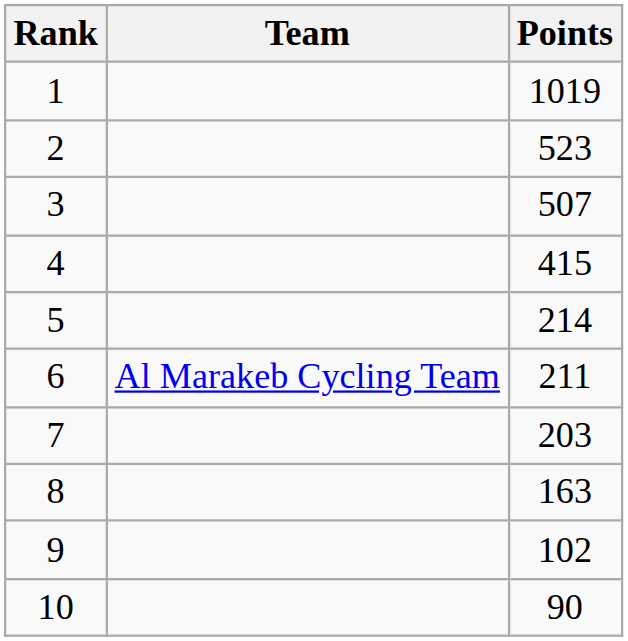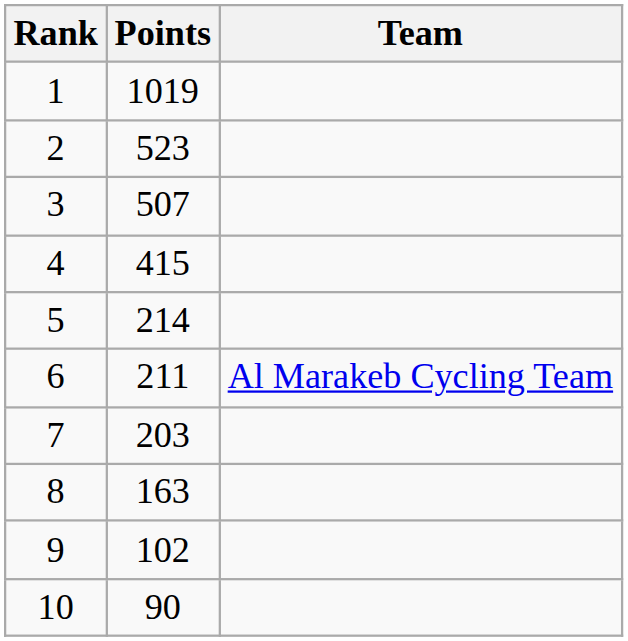columns swapped: (307, 33) <-> (565, 33)
